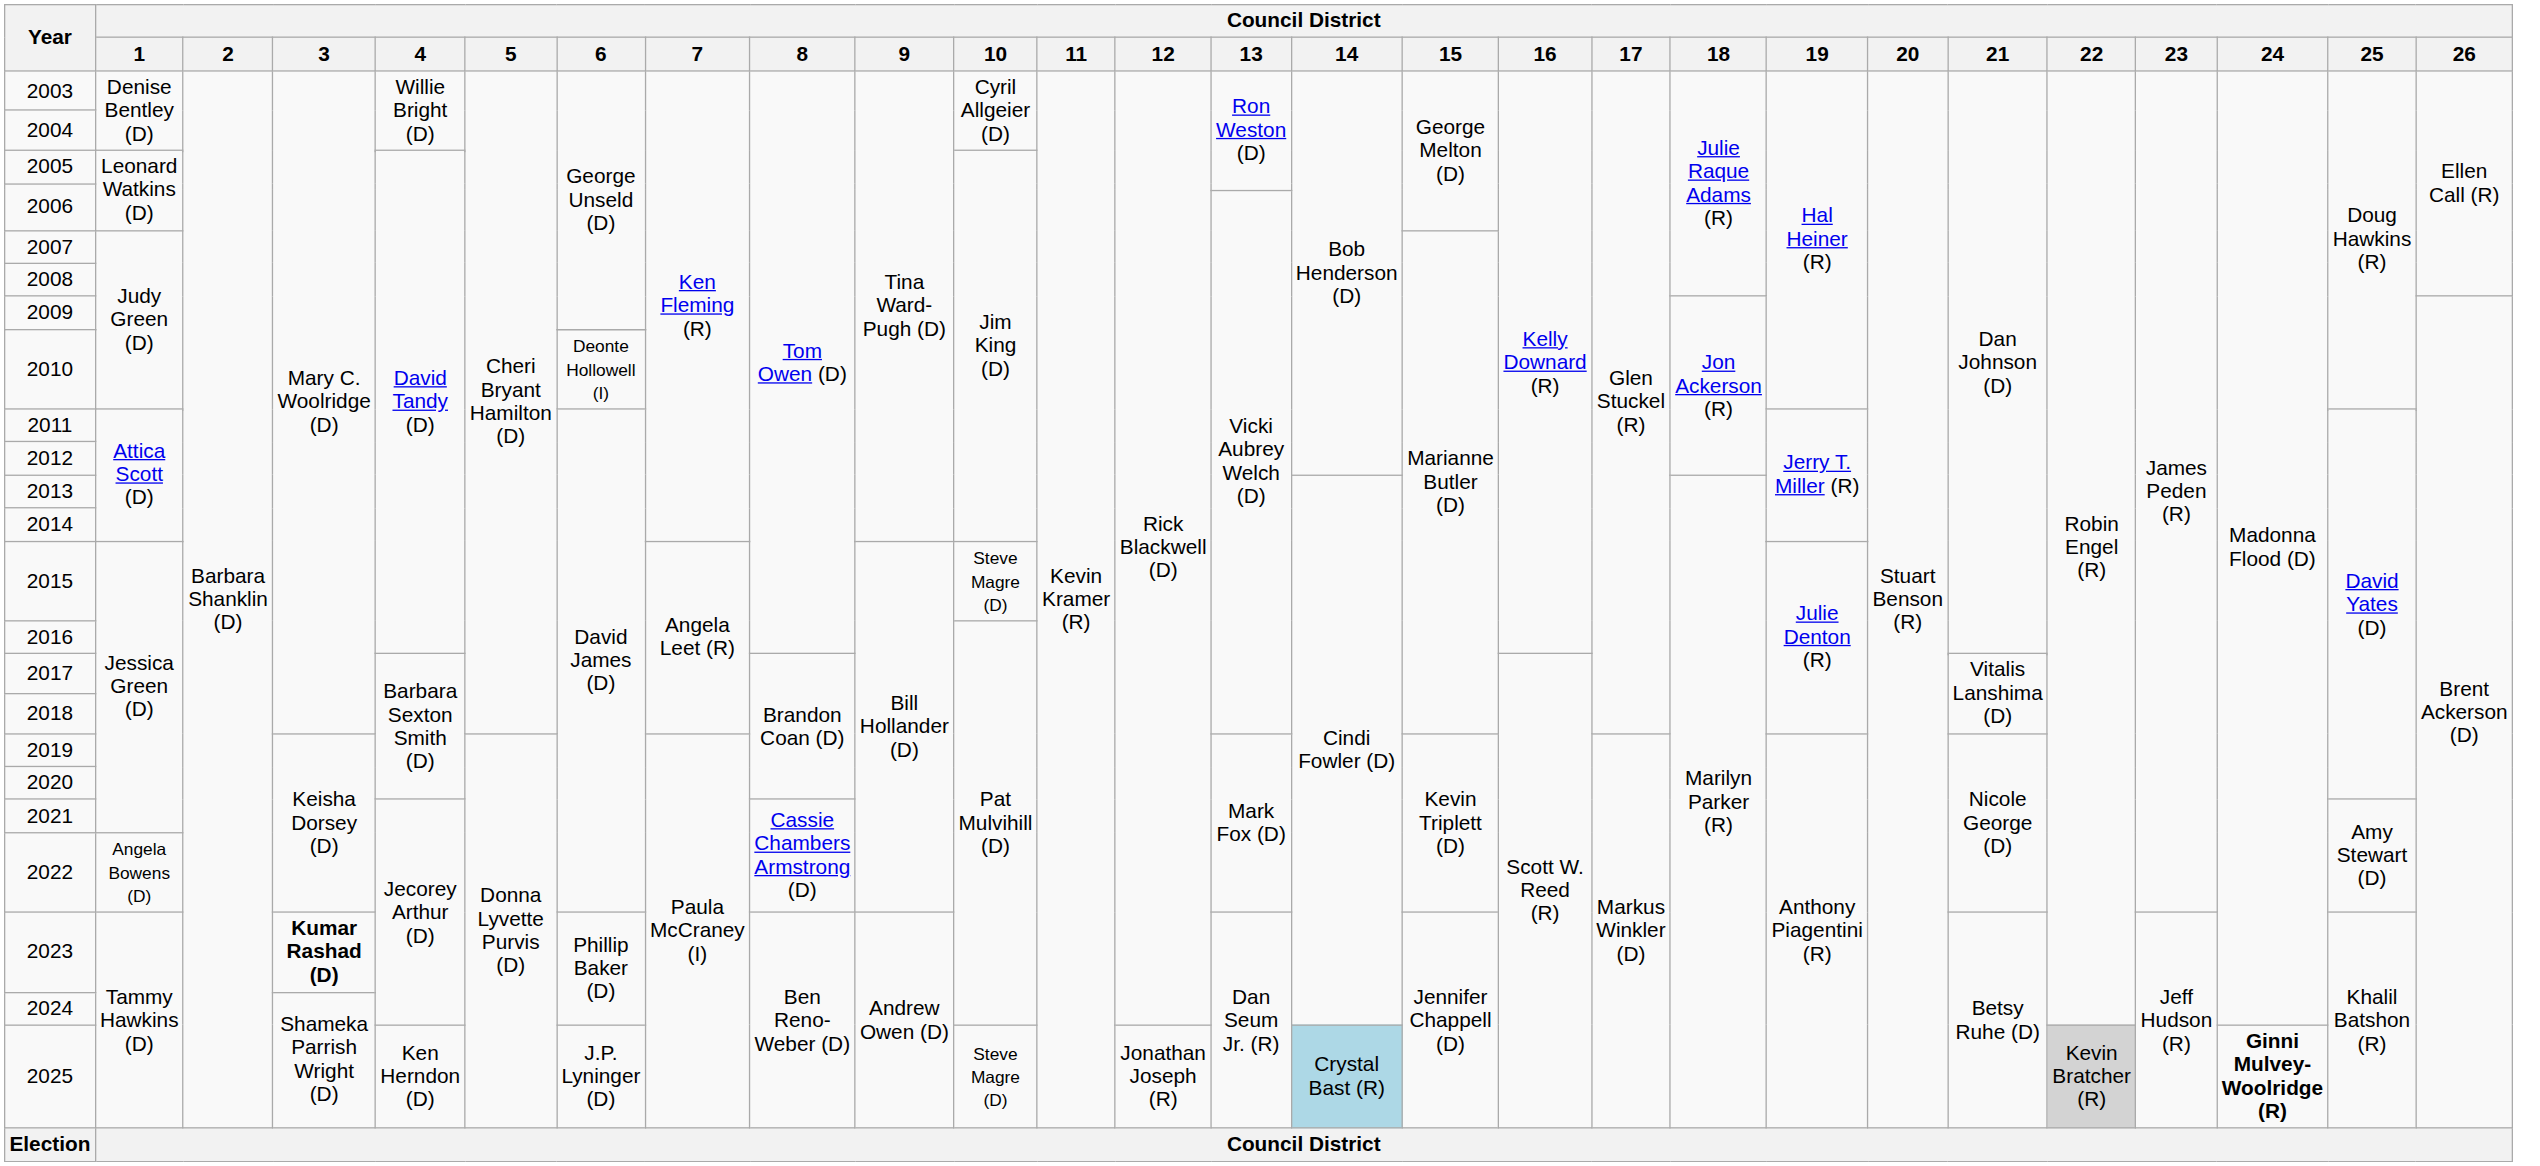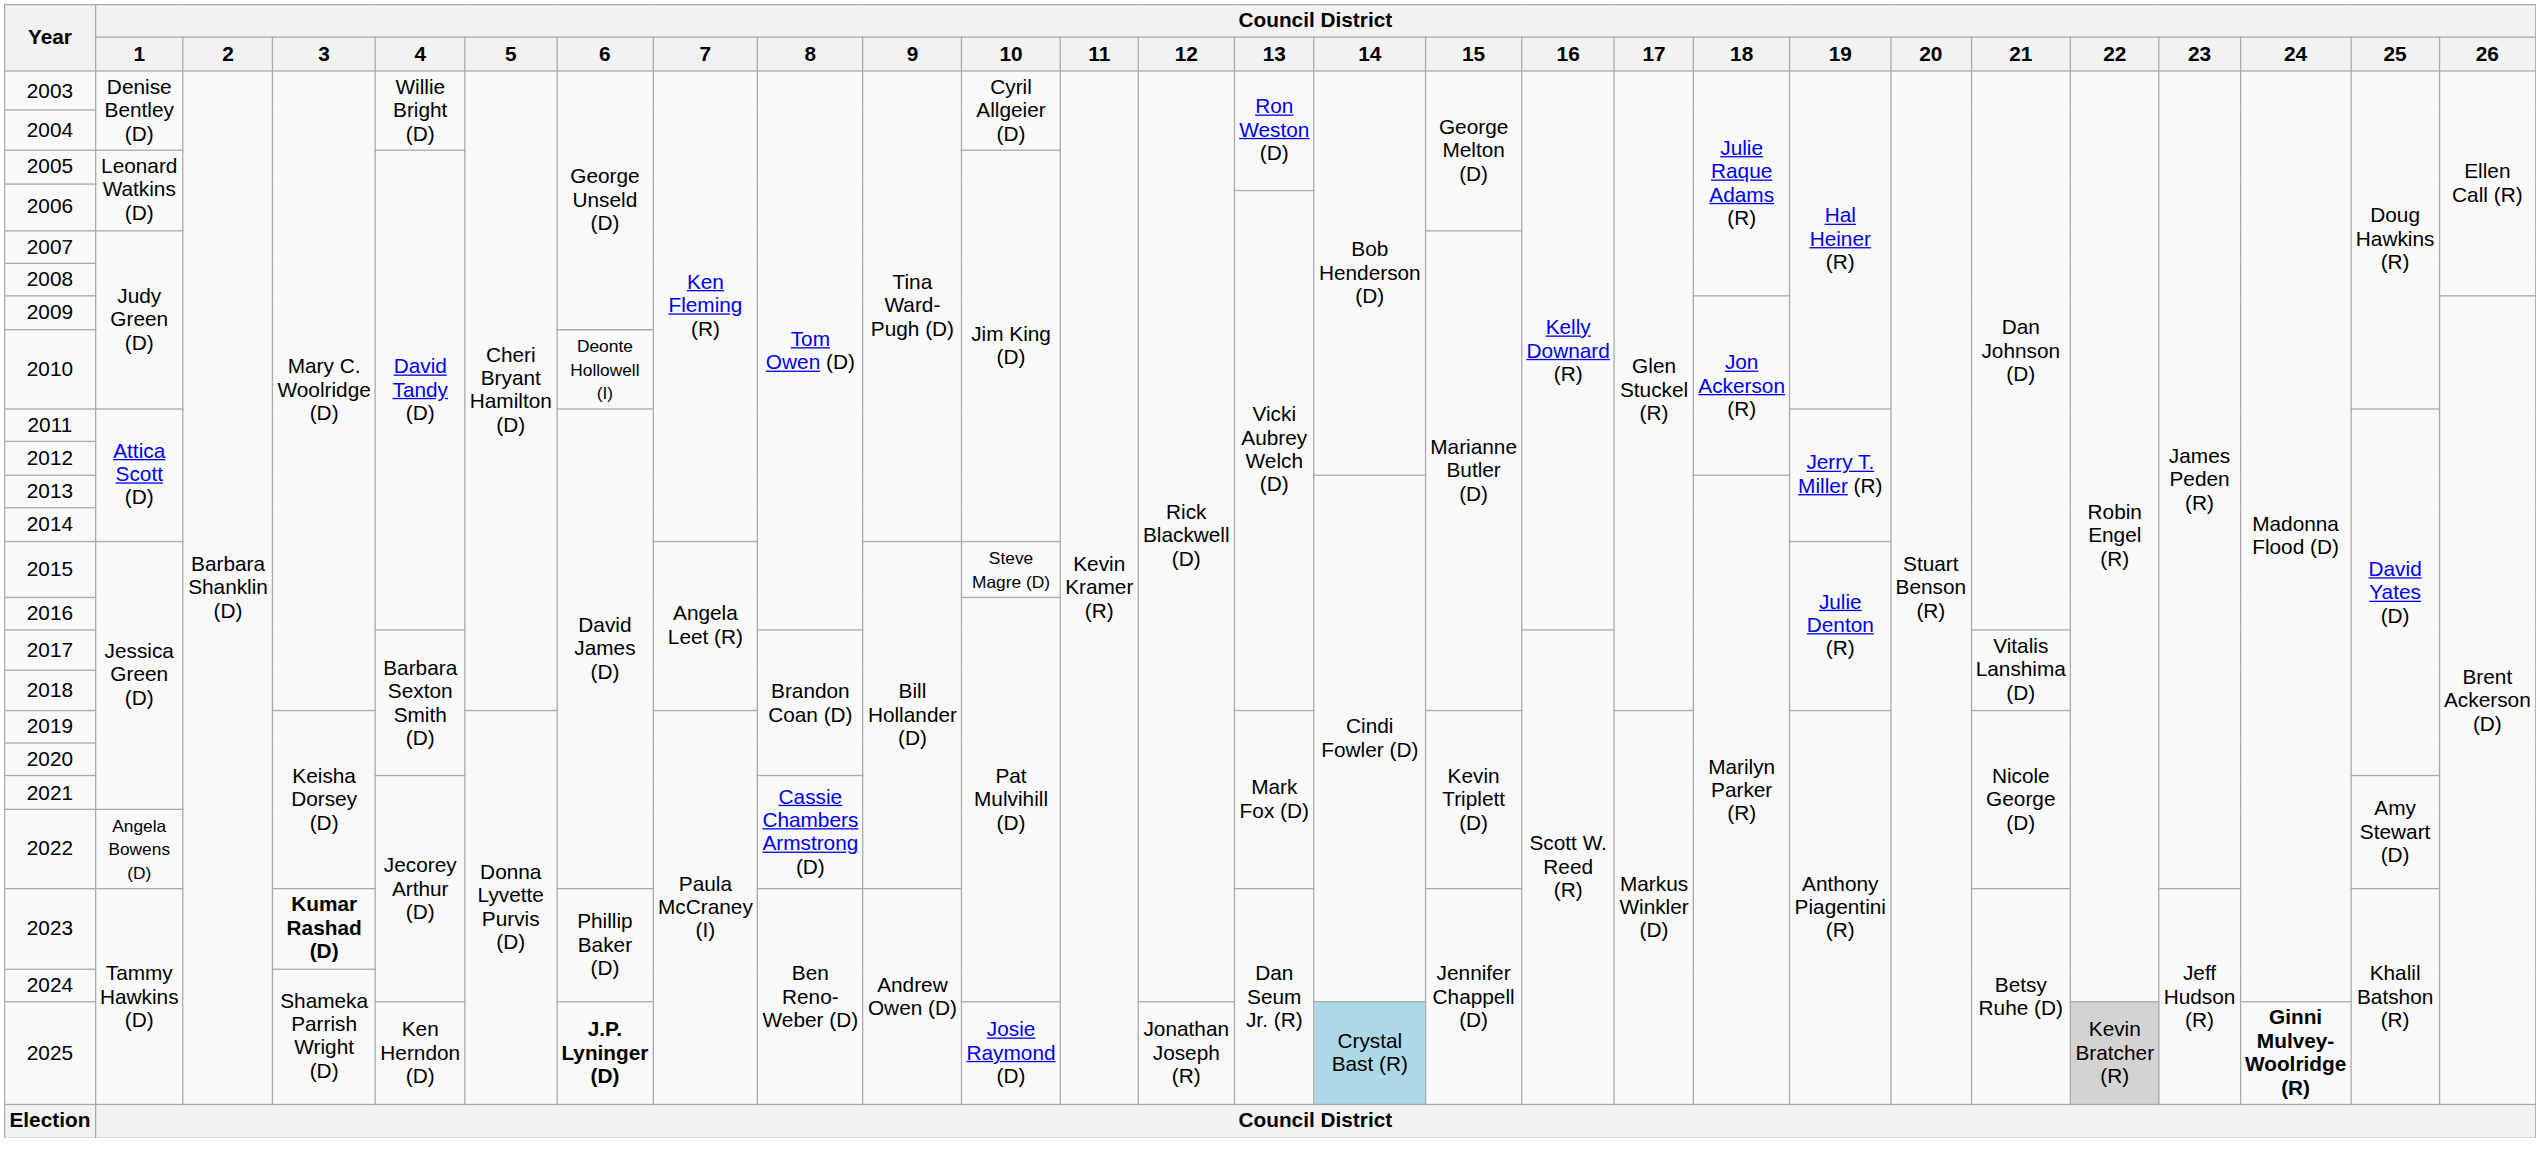(601, 1076) normal -> (605, 1053) bold
(995, 1077) Steve Magre (D) -> (1011, 1053) Josie Raymond (D)
